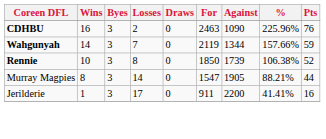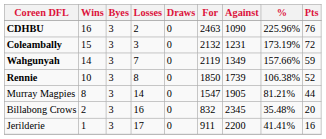+ row: (34, 45)
(234, 45) 1344 -> (235, 61) 1349
(278, 77) 88.21% -> (279, 93) 81.21%
+ row: (42, 110)
